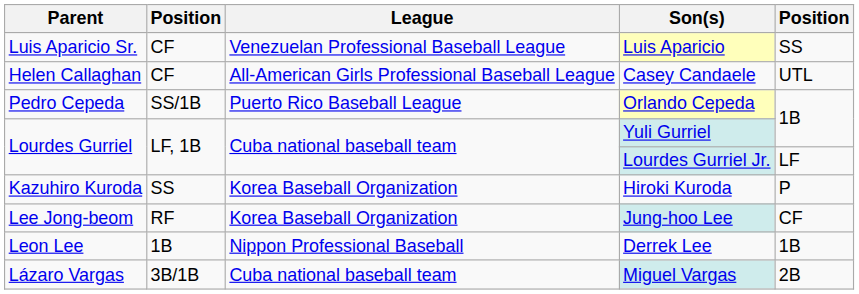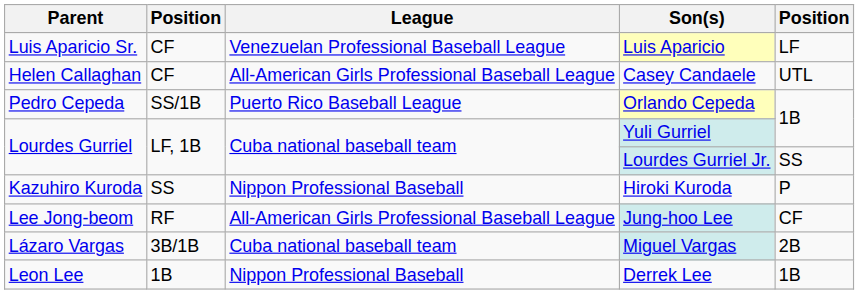(791, 47) SS -> (789, 47) LF
(789, 160) LF -> (791, 160) SS
(343, 189) Korea Baseball Organization -> (346, 189) Nippon Professional Baseball
(343, 217) Korea Baseball Organization -> (422, 217) All-American Girls Professional Baseball League
rows swapped: (667, 246) <-> (680, 274)
